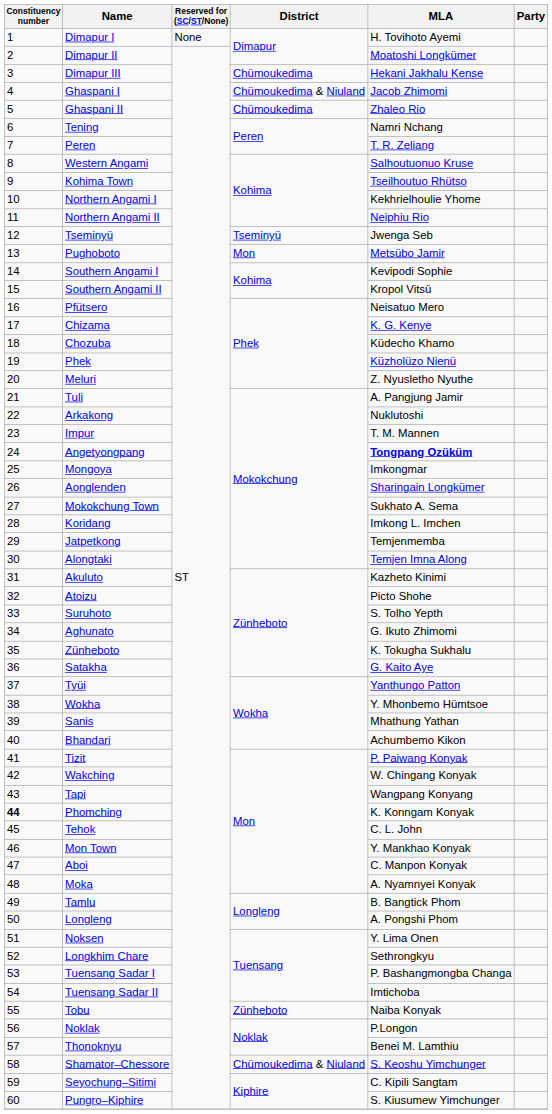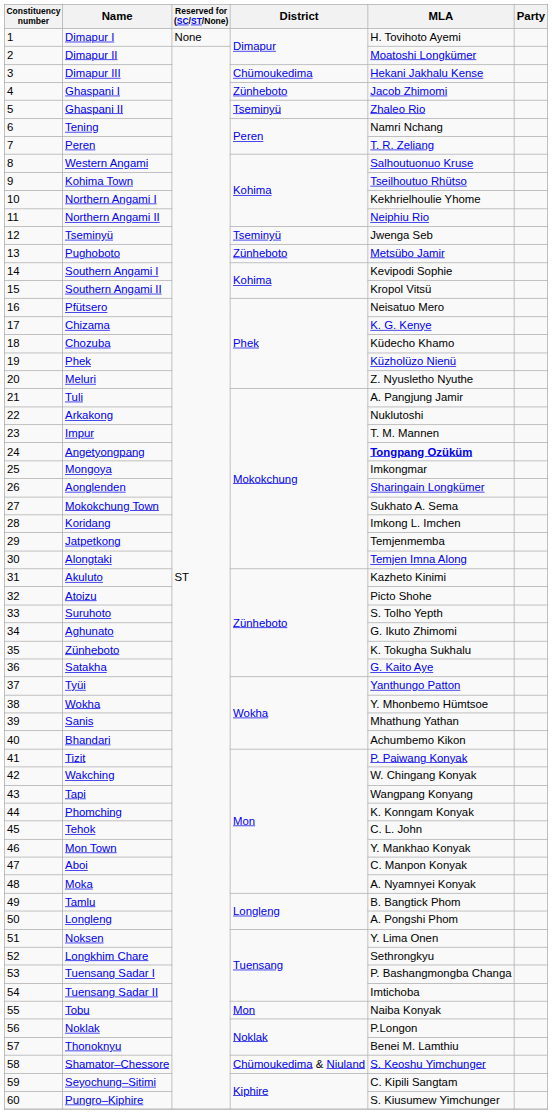(299, 91) Chümoukedima & Niuland -> (260, 91) Zünheboto
(273, 109) Chümoukedima -> (257, 109) Tseminyü
(244, 253) Mon -> (260, 253) Zünheboto
(13, 812) bold -> (13, 812) normal
(260, 1010) Zünheboto -> (244, 1010) Mon
